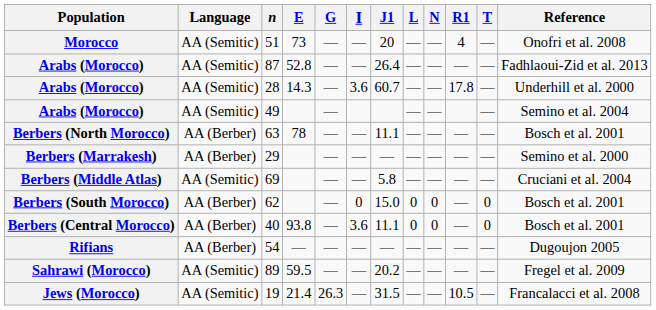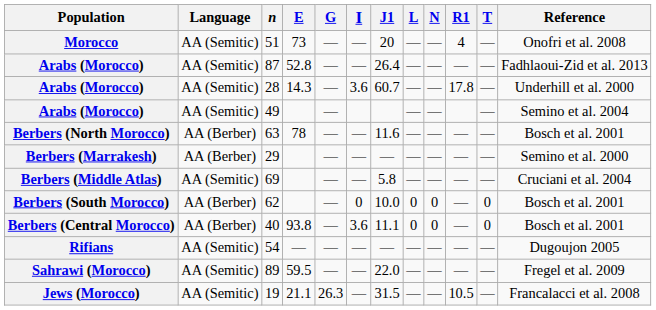(387, 133) 11.1 -> (387, 133) 11.6
(387, 202) 15.0 -> (387, 202) 10.0
(220, 247) AA (Berber) -> (220, 247) AA (Semitic)
(387, 270) 20.2 -> (387, 270) 22.0
(299, 293) 21.4 -> (299, 293) 21.1
